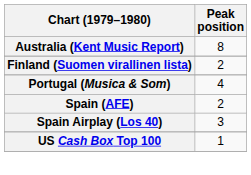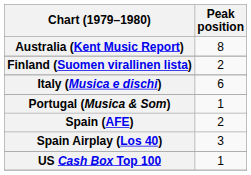+ row: (99, 84)
(221, 84) 4 -> (221, 103) 1
